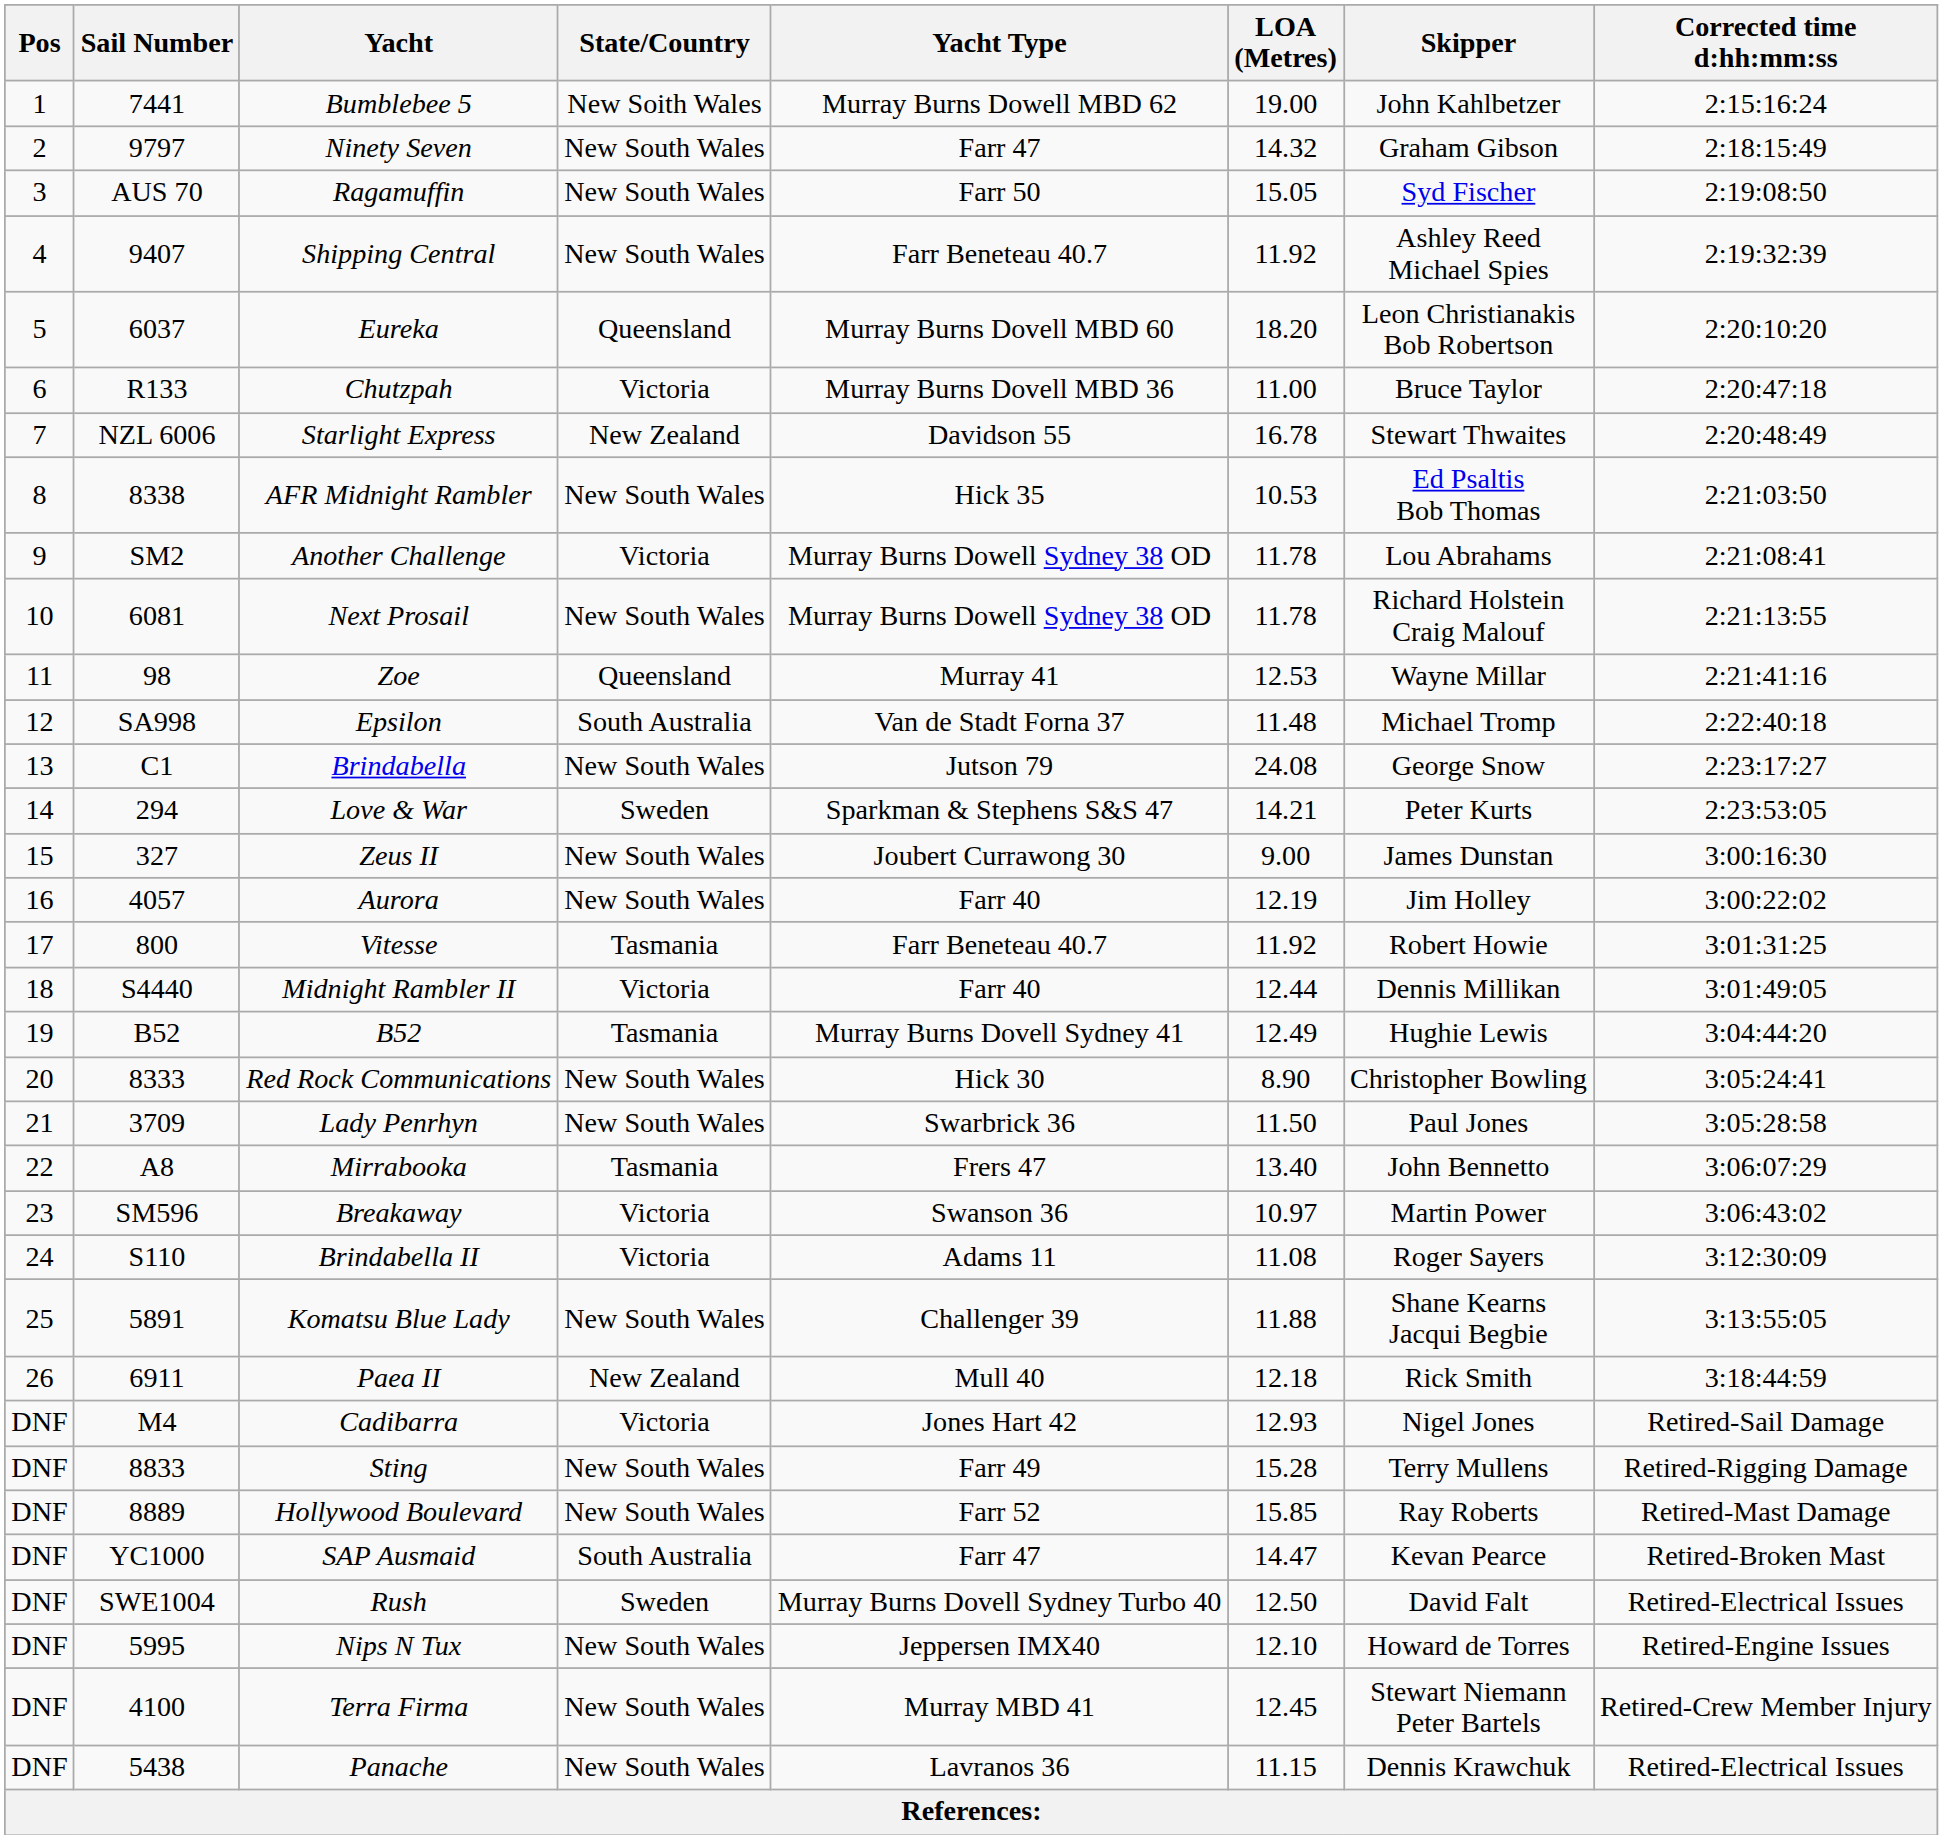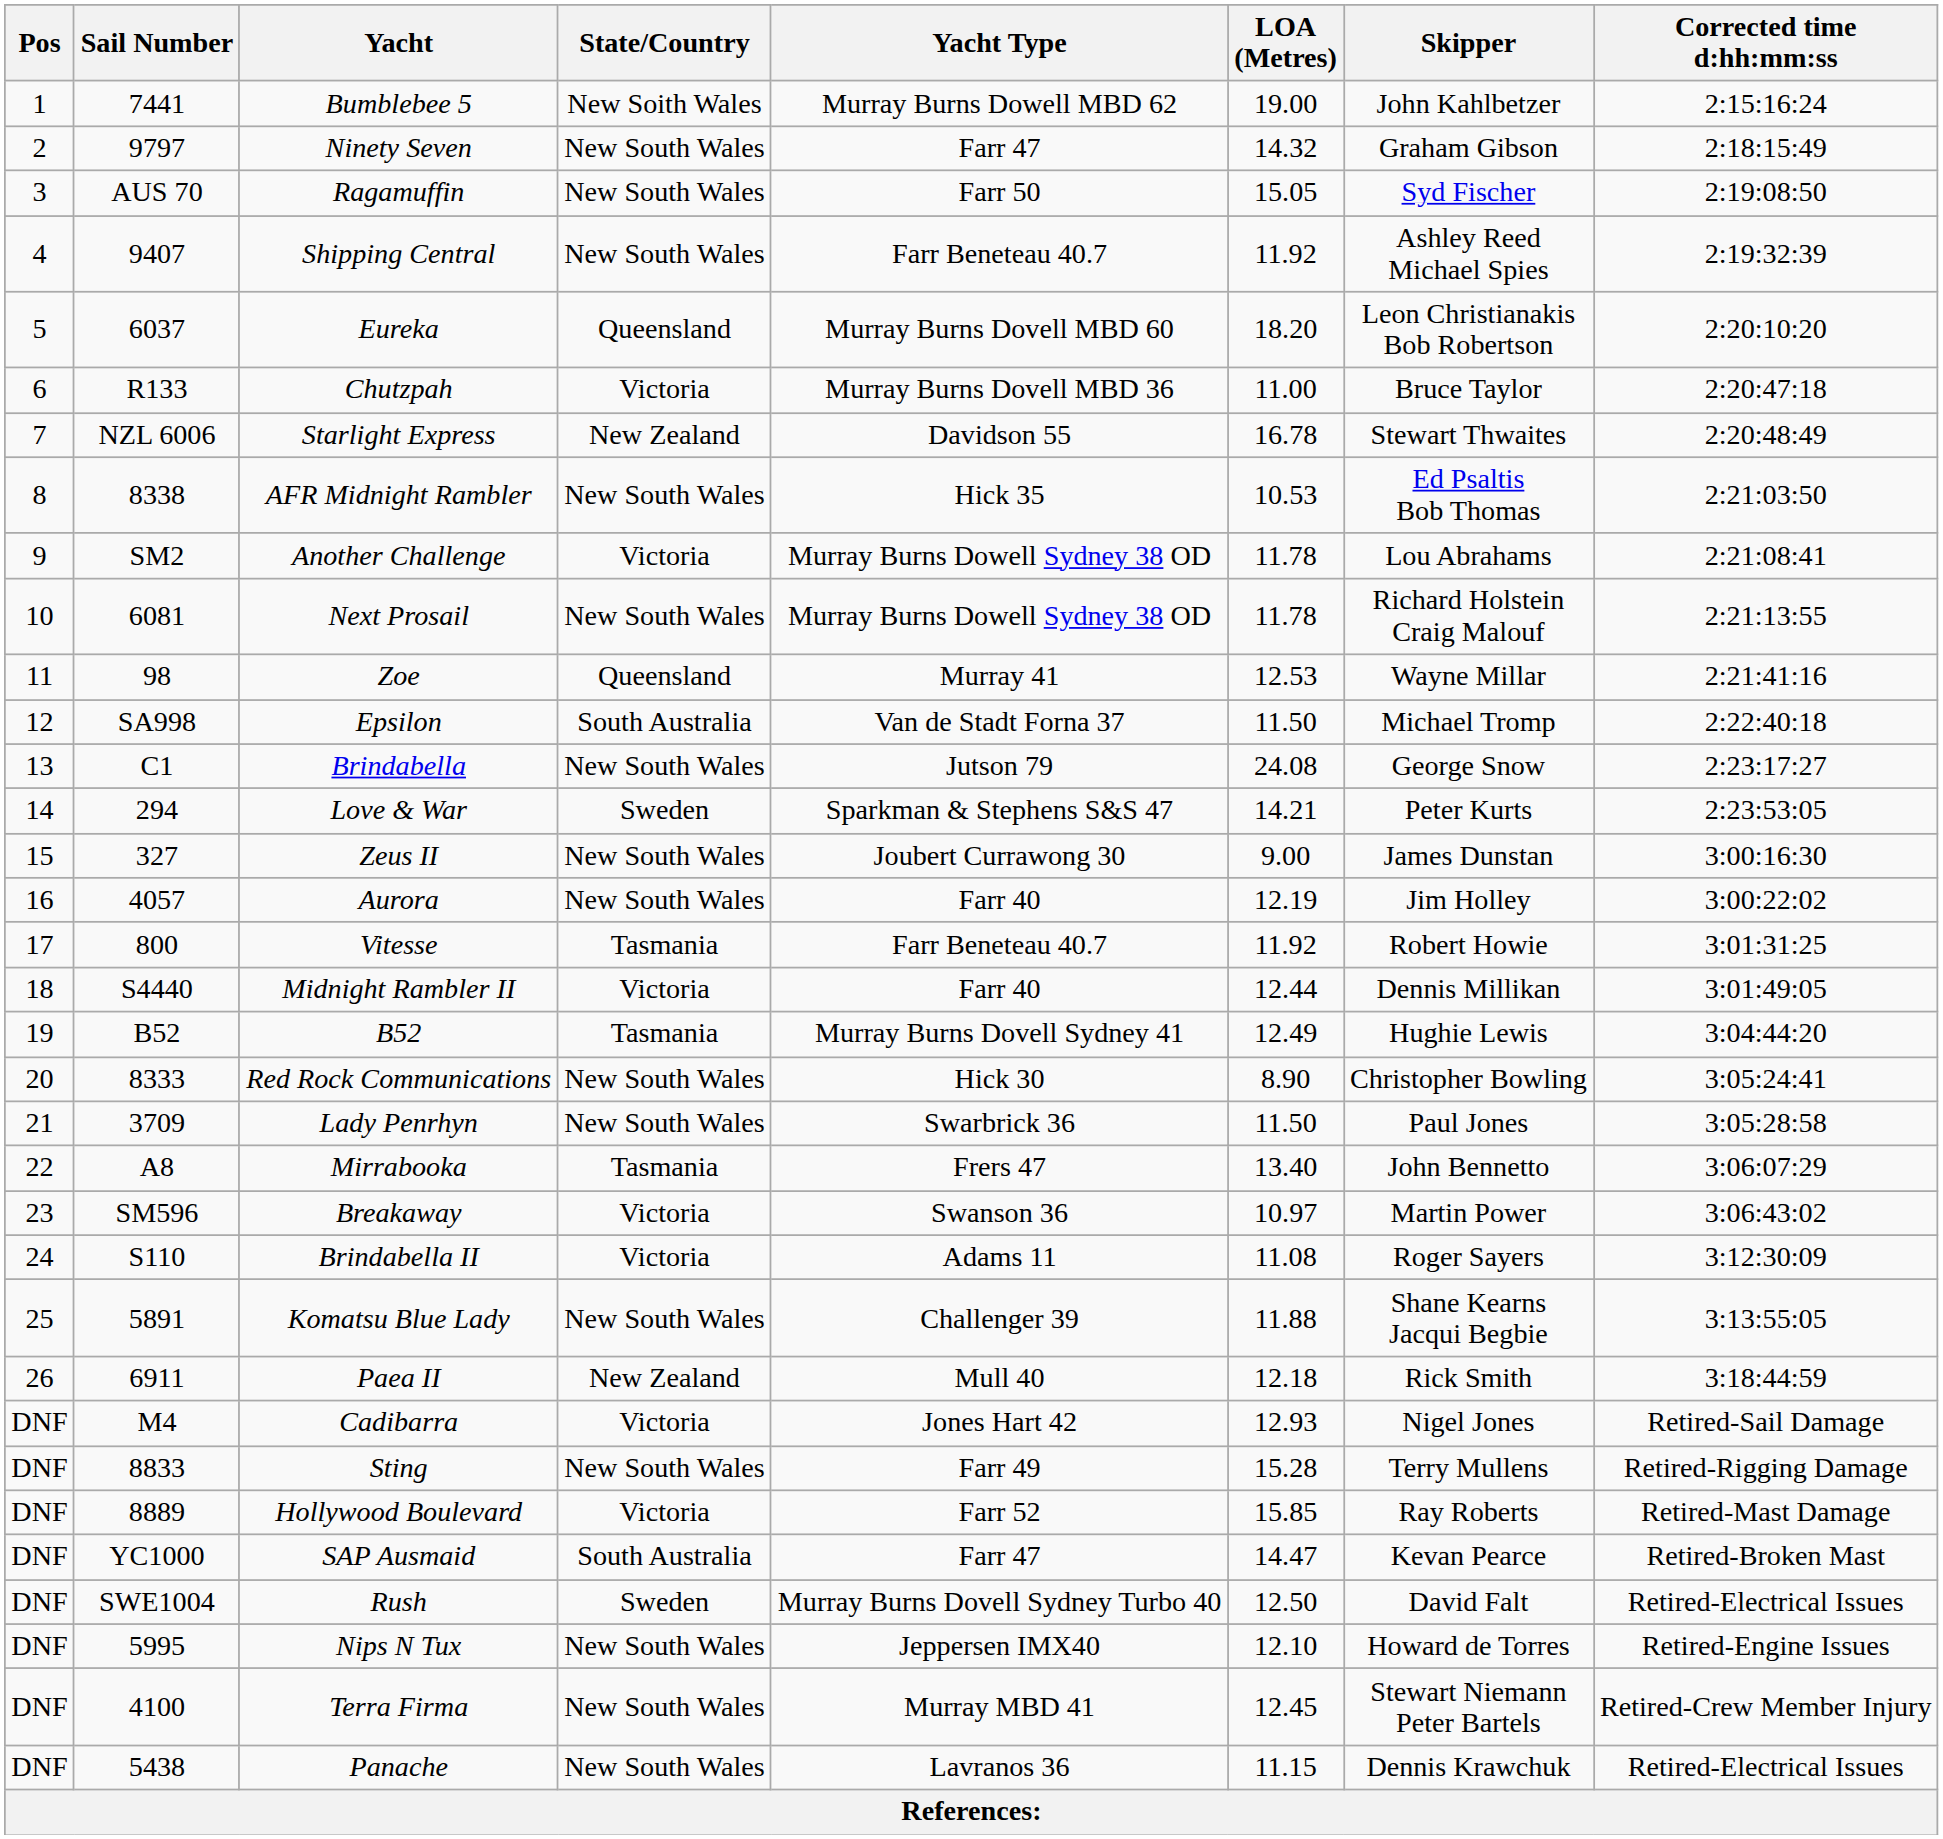(1286, 721) 11.48 -> (1286, 721) 11.50
(664, 1512) New South Wales -> (664, 1512) Victoria
